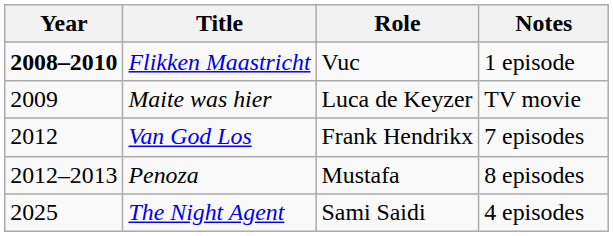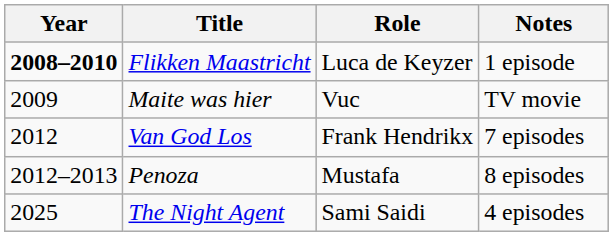(341, 61) Vuc -> (397, 61) Luca de Keyzer
(397, 99) Luca de Keyzer -> (341, 99) Vuc
